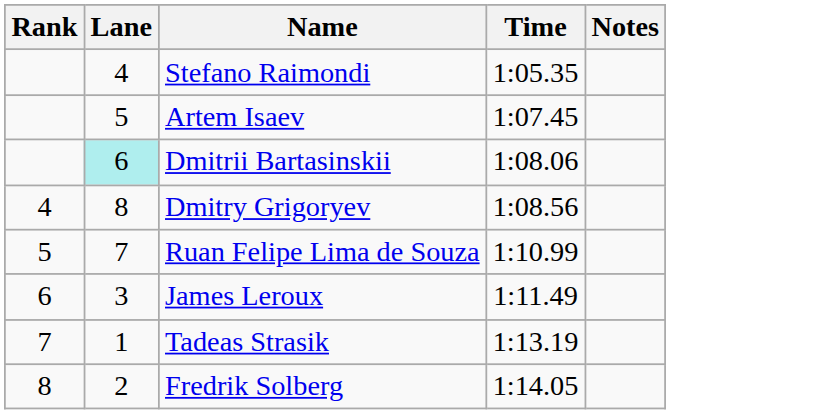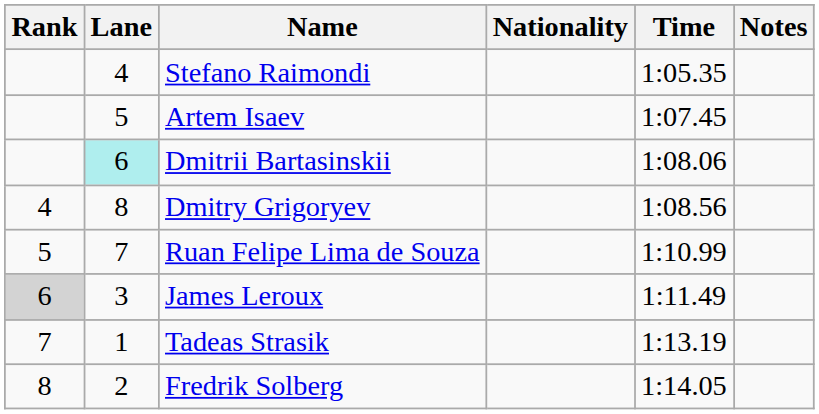+ column: (560, 26)
(44, 296) no background -> (44, 296) lightgrey background
